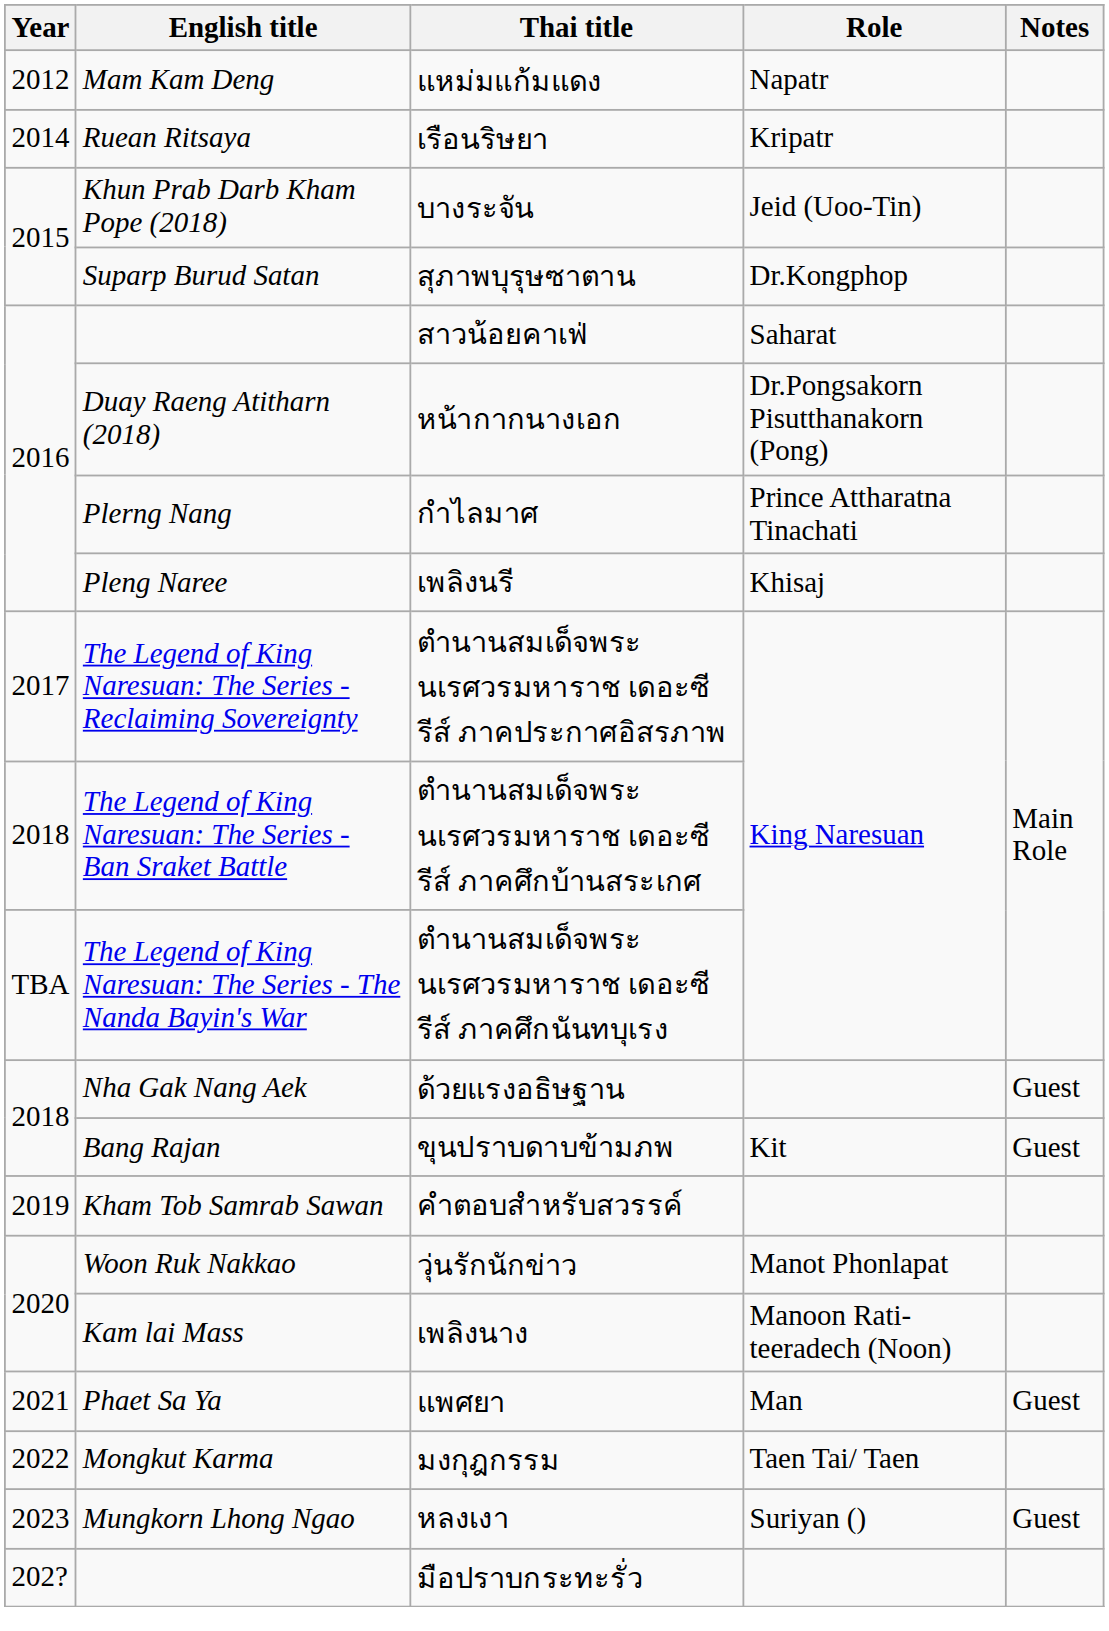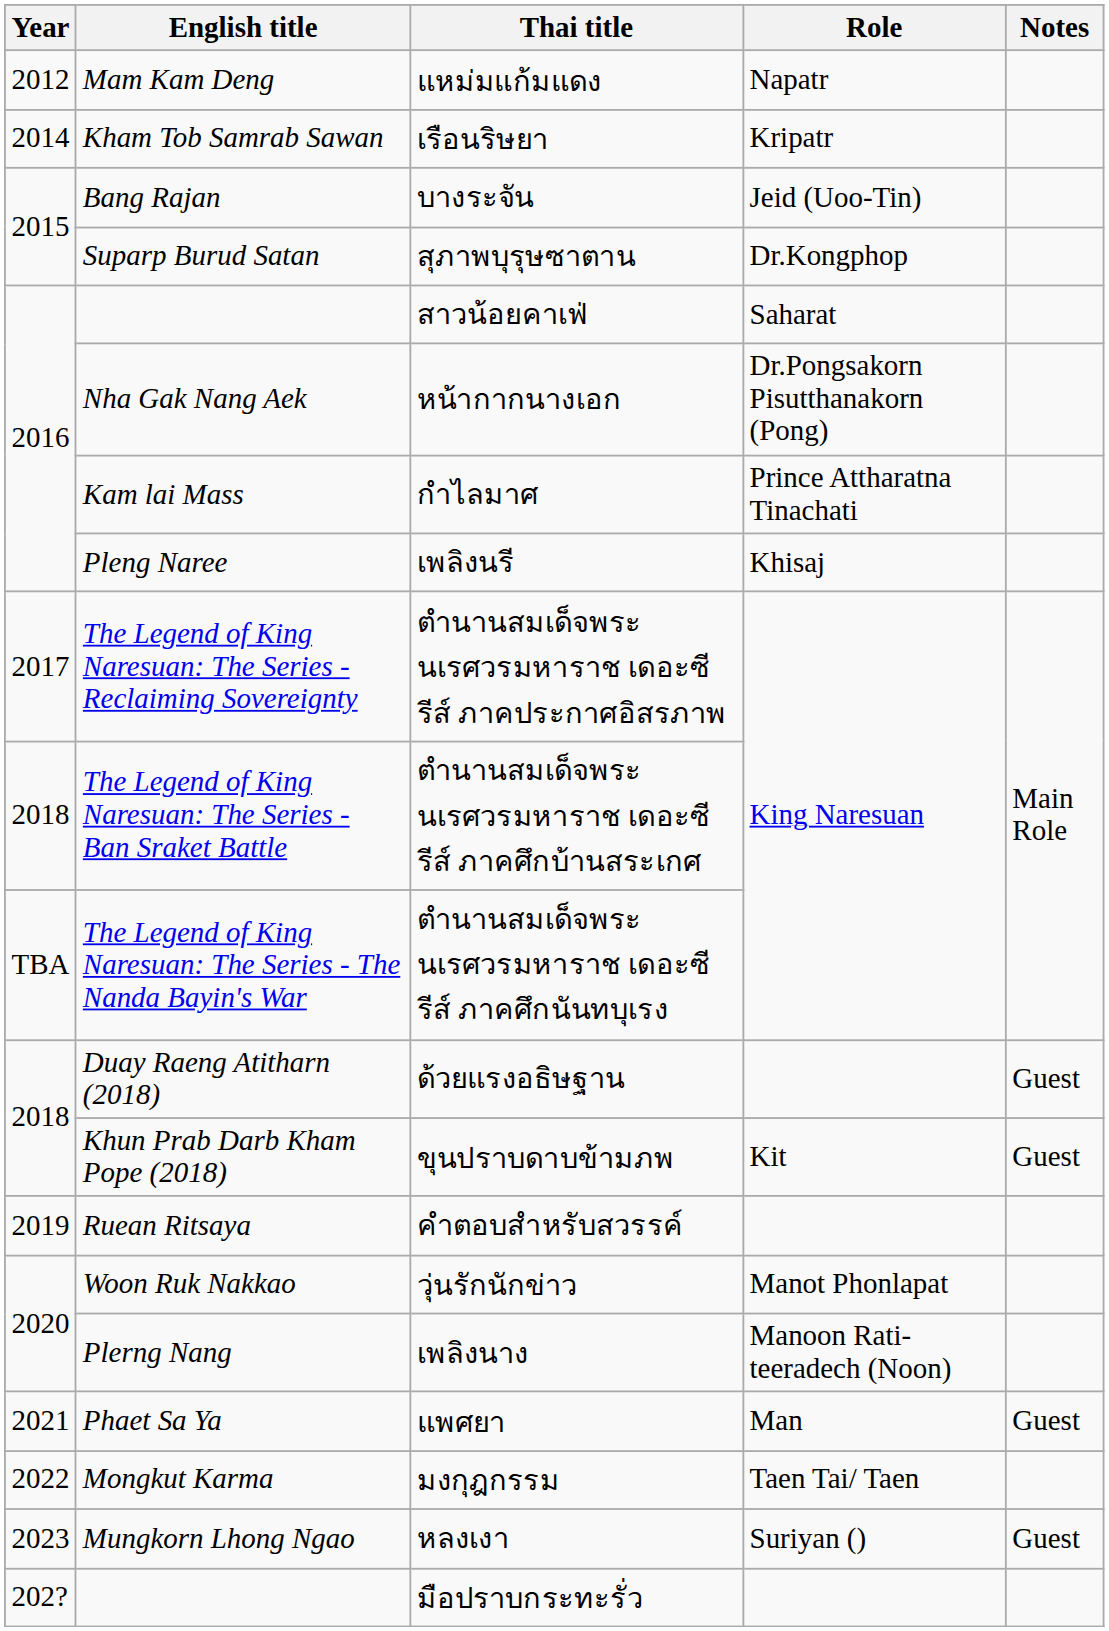(167, 138) Ruean Ritsaya -> (233, 138) Kham Tob Samrab Sawan
(219, 206) Khun Prab Darb Kham Pope (2018) -> (152, 196) Bang Rajan
(206, 418) Duay Raeng Atitharn (2018) -> (195, 398) Nha Gak Nang Aek
(157, 513) Plerng Nang -> (163, 493) Kam lai Mass
(195, 1088) Nha Gak Nang Aek -> (206, 1078) Duay Raeng Atitharn (2018)
(152, 1146) Bang Rajan -> (219, 1156) Khun Prab Darb Kham Pope (2018)
(233, 1205) Kham Tob Samrab Sawan -> (167, 1225) Ruean Ritsaya
(163, 1332) Kam lai Mass -> (157, 1352) Plerng Nang
